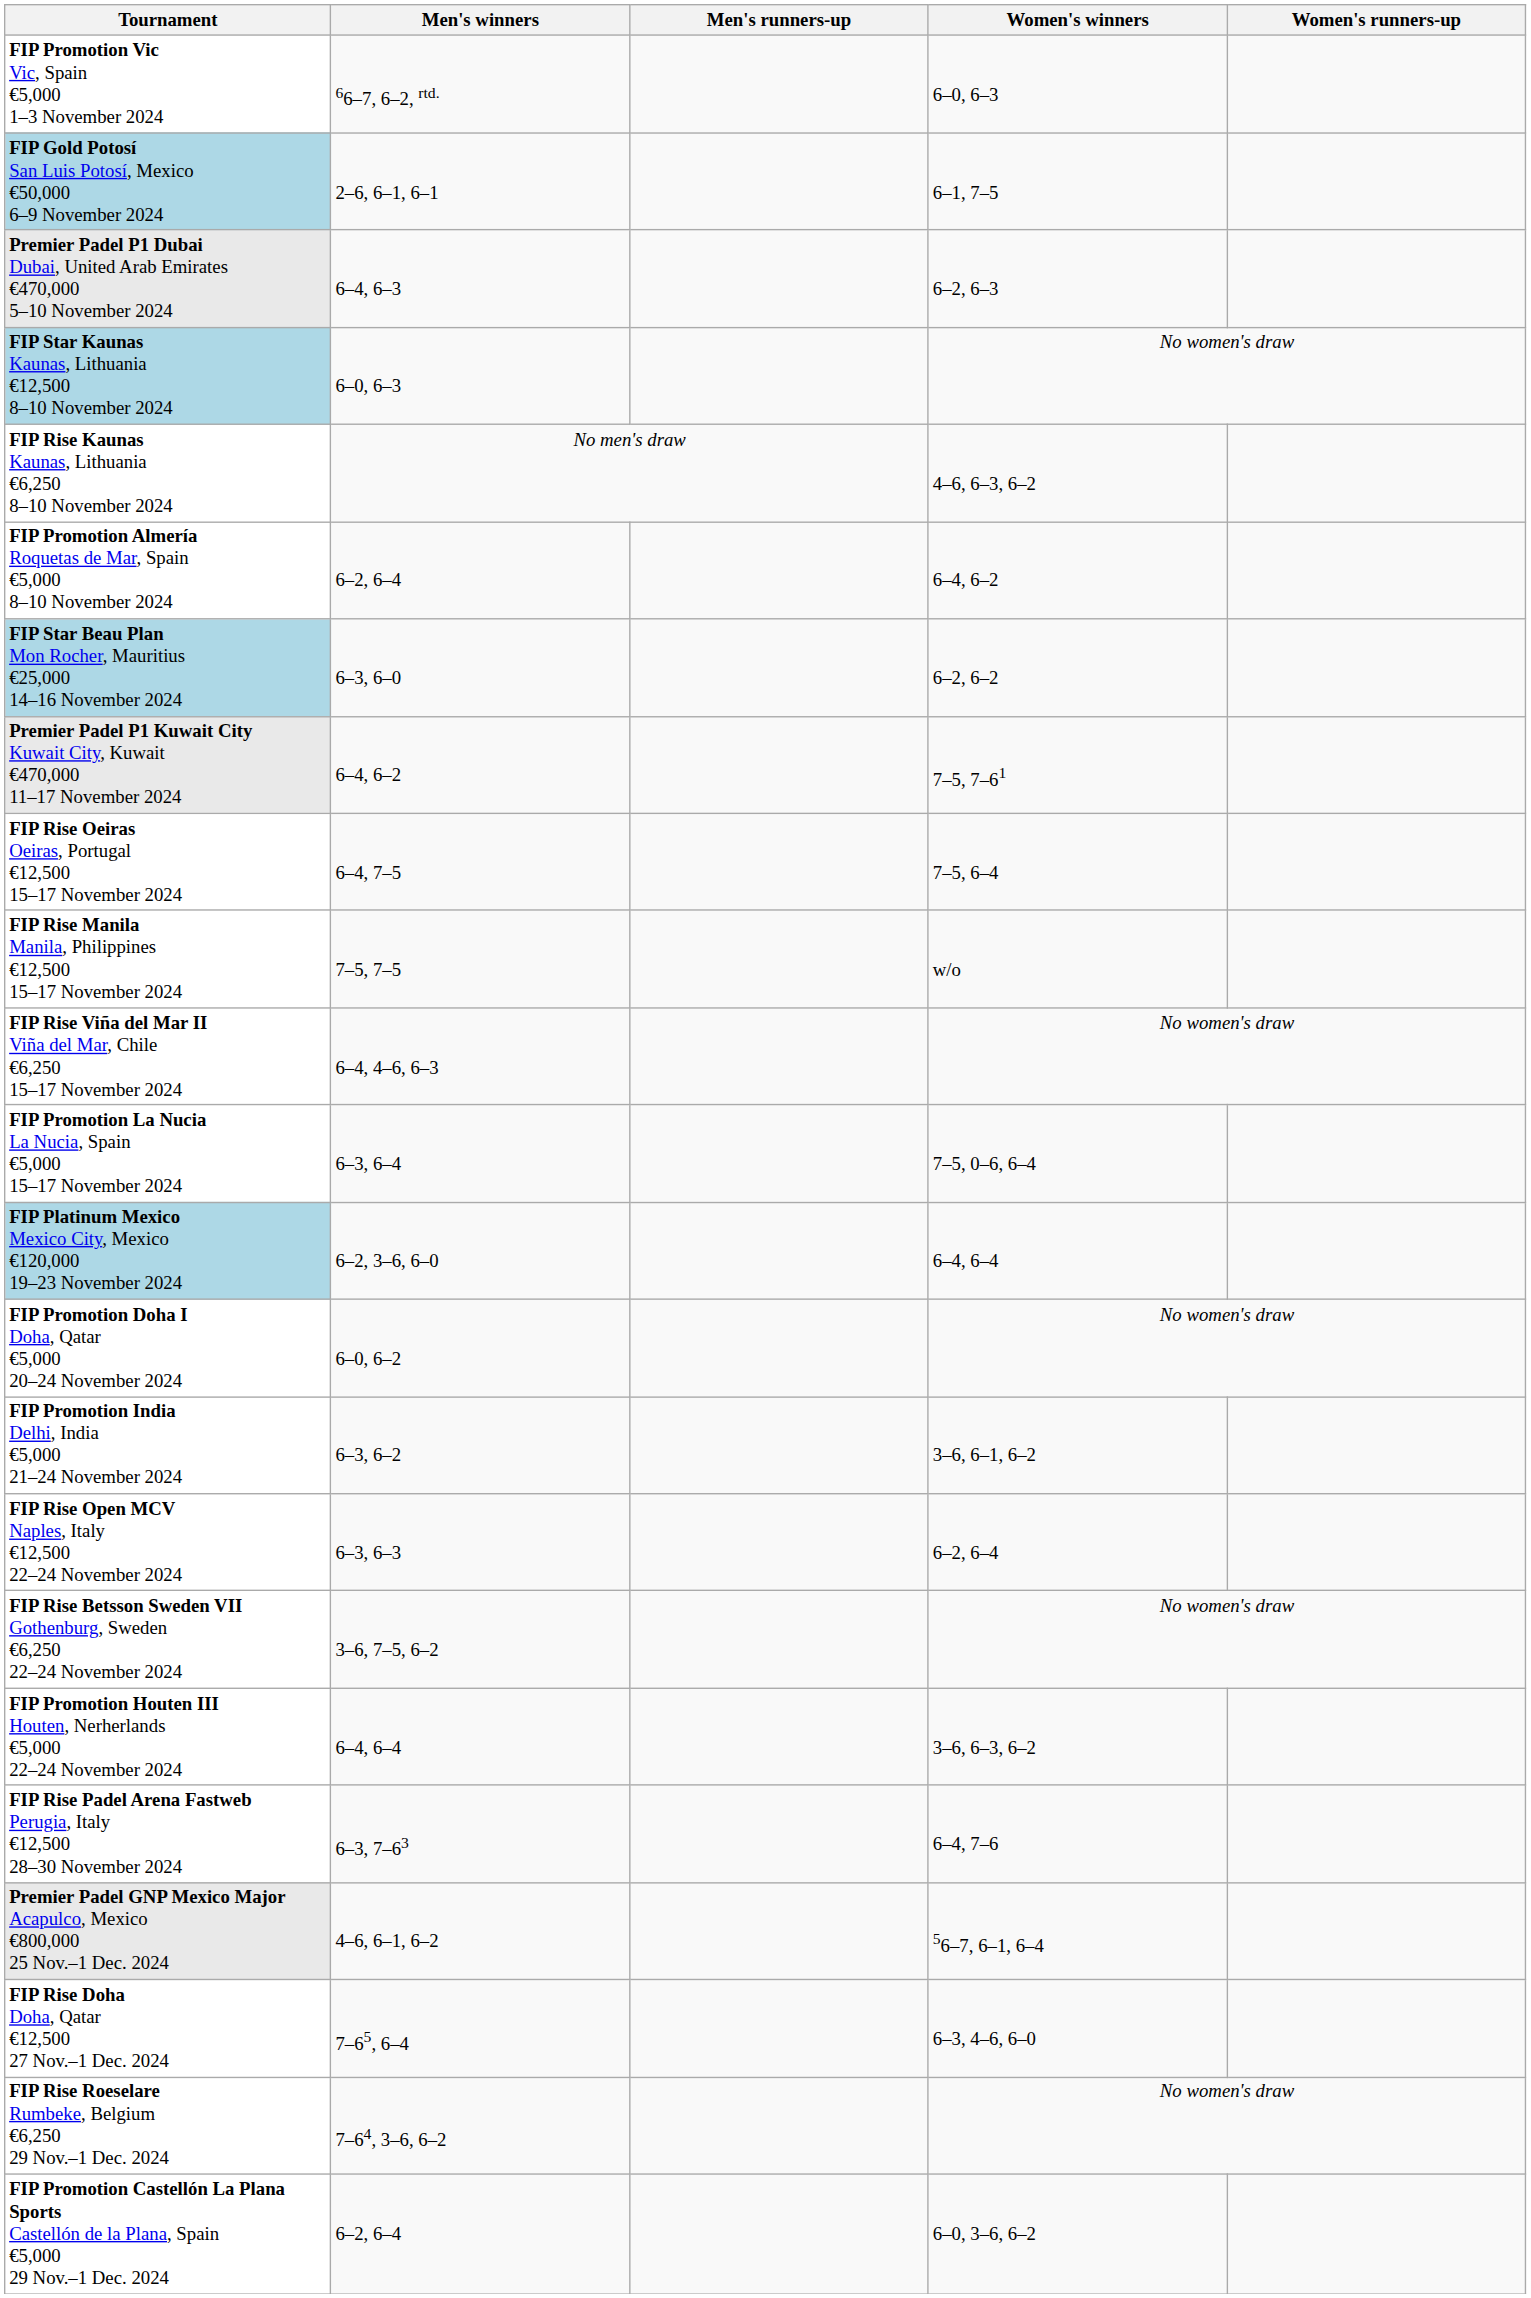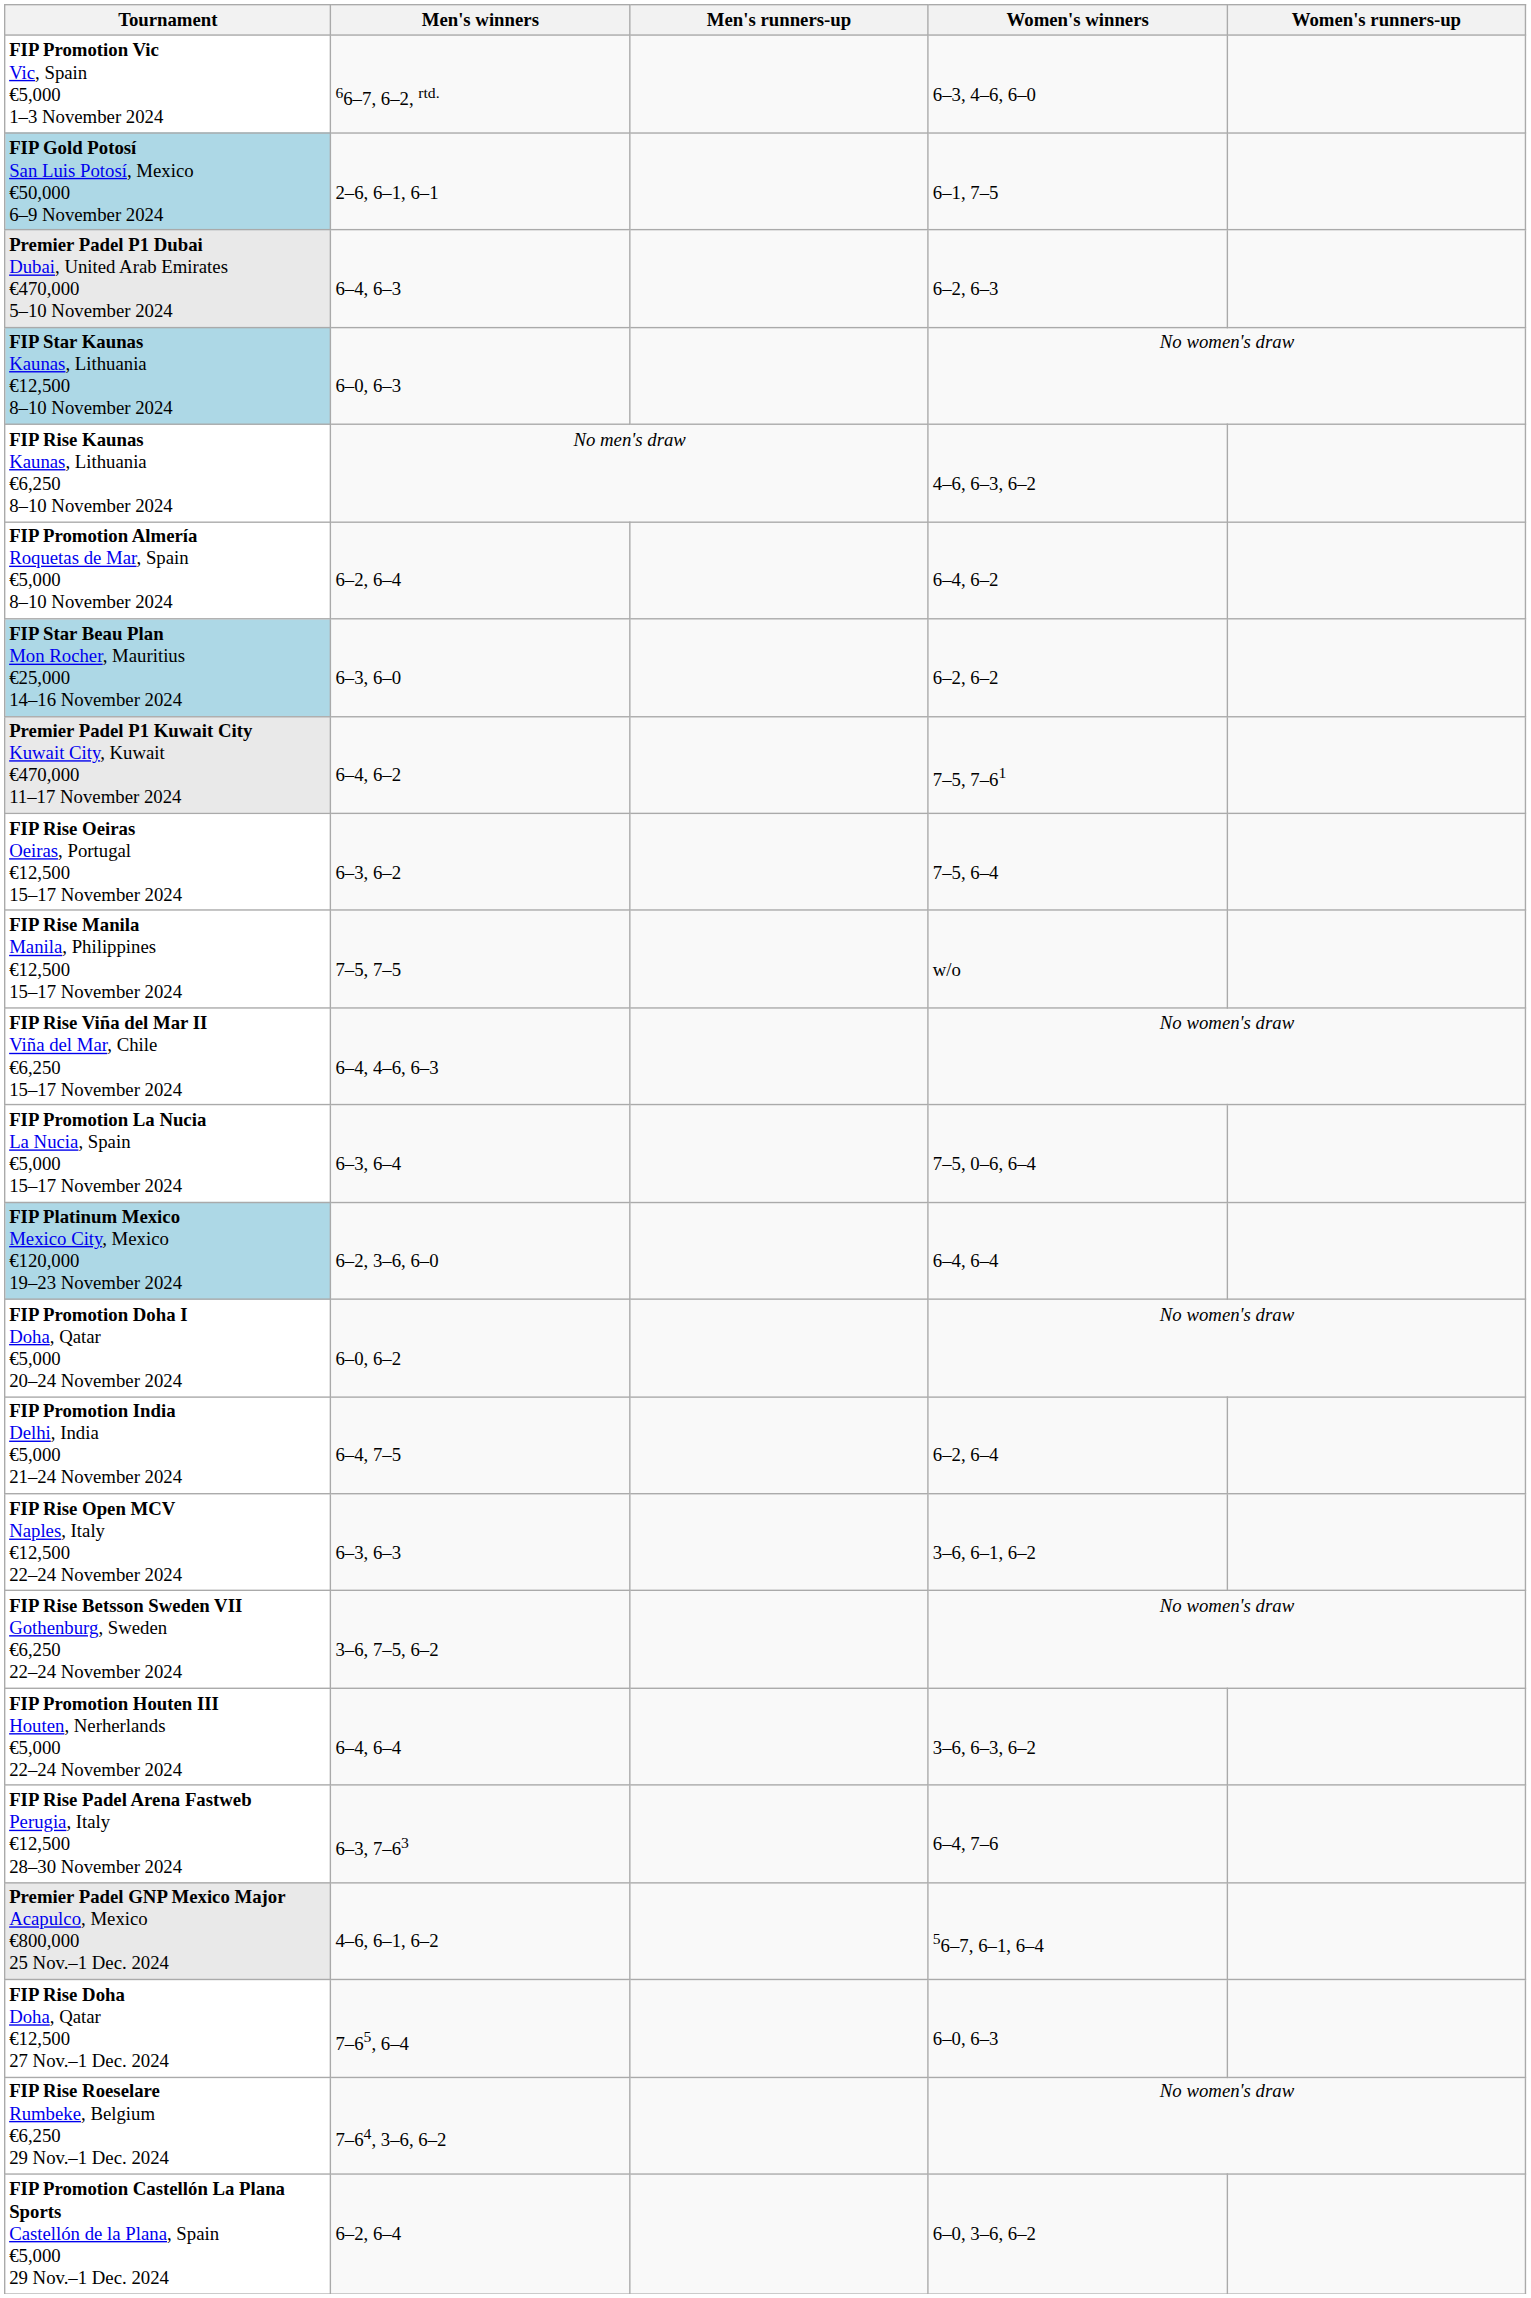(966, 94) 6–0, 6–3 -> (984, 94) 6–3, 4–6, 6–0
(368, 872) 6–4, 7–5 -> (368, 872) 6–3, 6–2
(368, 1455) 6–3, 6–2 -> (368, 1455) 6–4, 7–5
(984, 1455) 3–6, 6–1, 6–2 -> (966, 1455) 6–2, 6–4
(966, 1552) 6–2, 6–4 -> (984, 1552) 3–6, 6–1, 6–2
(984, 2038) 6–3, 4–6, 6–0 -> (966, 2038) 6–0, 6–3
